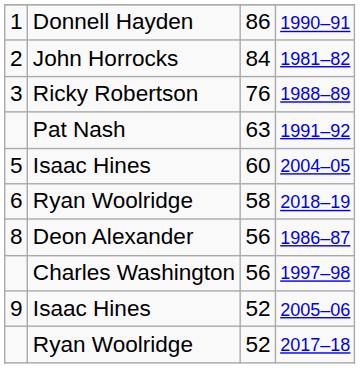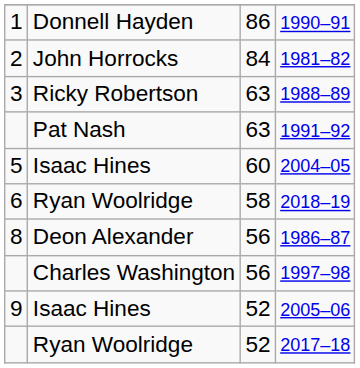(258, 93) 76 -> (258, 93) 63
